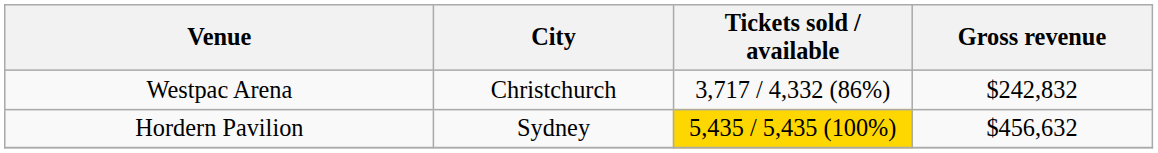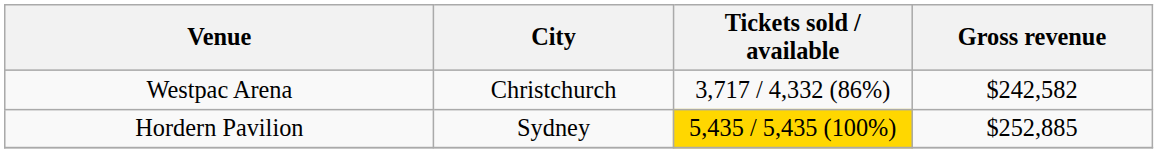(1032, 89) $242,832 -> (1032, 89) $242,582
(1032, 128) $456,632 -> (1032, 128) $252,885
